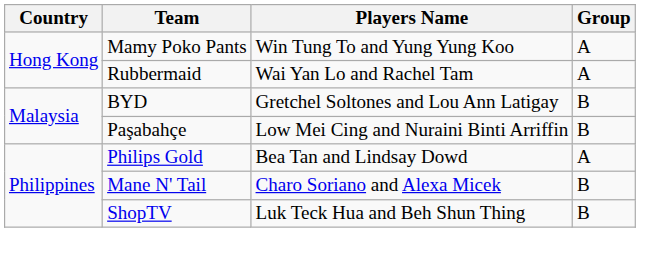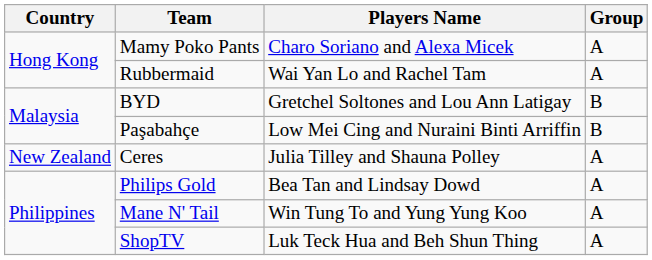(385, 46) Win Tung To and Yung Yung Koo -> (391, 46) Charo Soriano and Alexa Micek
+ row: (141, 157)
(378, 185) Charo Soriano and Alexa Micek -> (397, 213) Win Tung To and Yung Yung Koo
(583, 185) B -> (597, 213) A
(583, 213) B -> (597, 240) A
